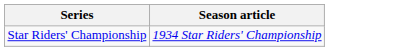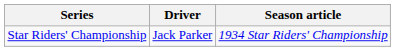+ column: (182, 14)
